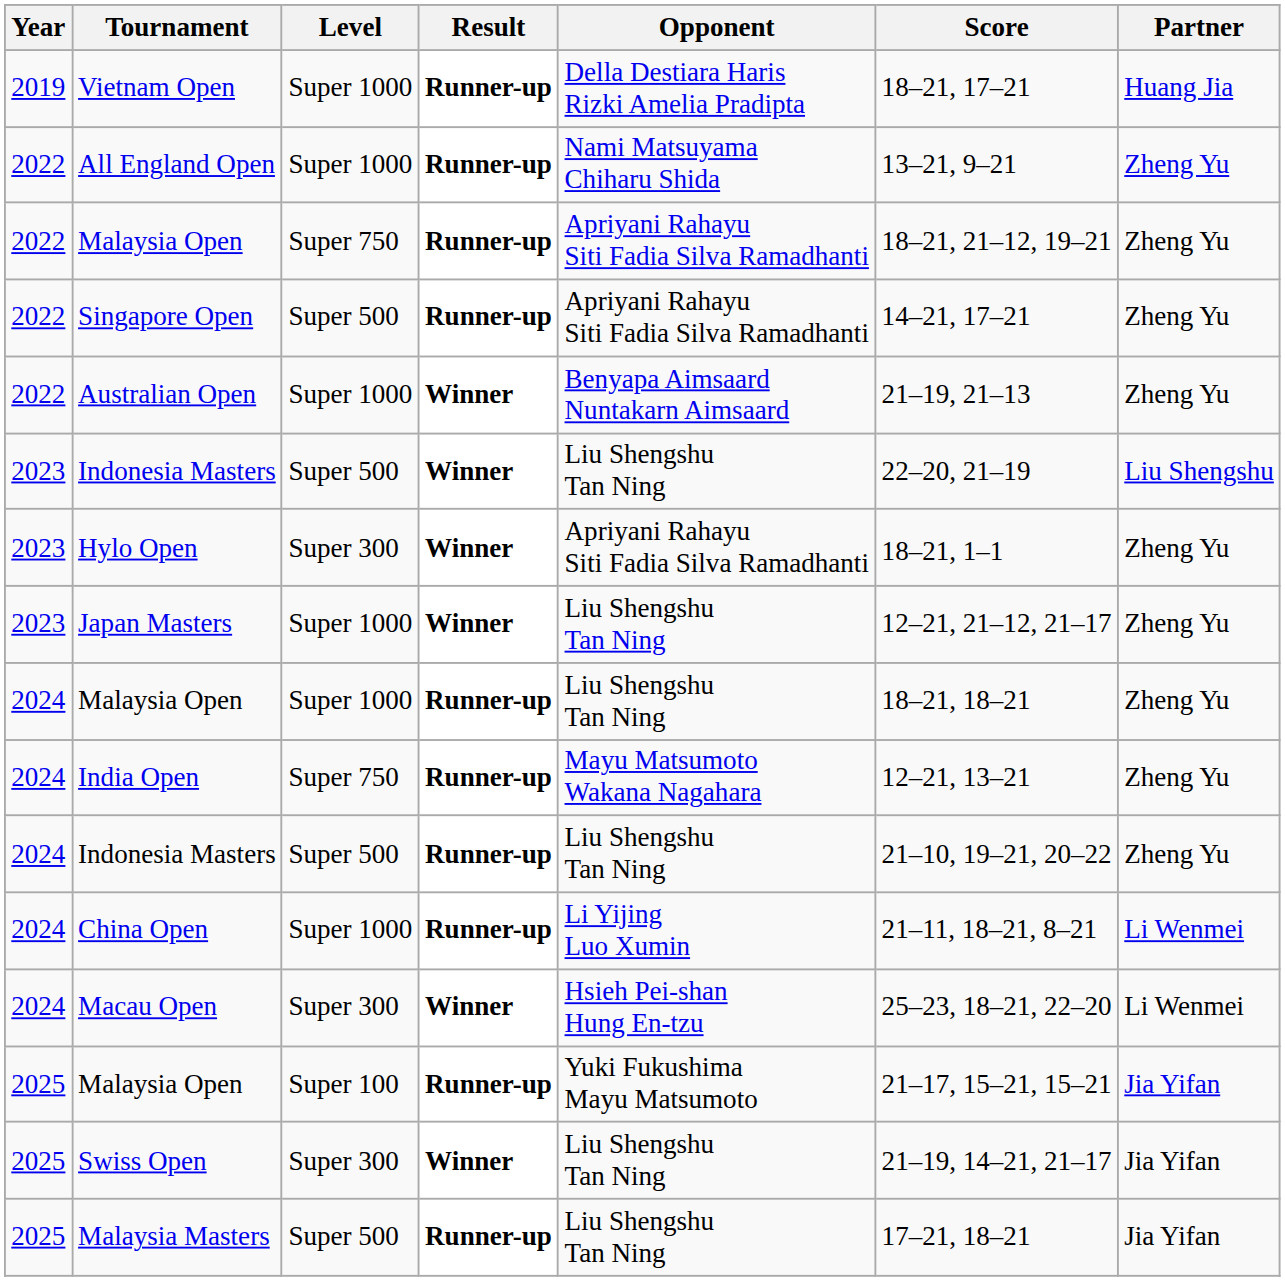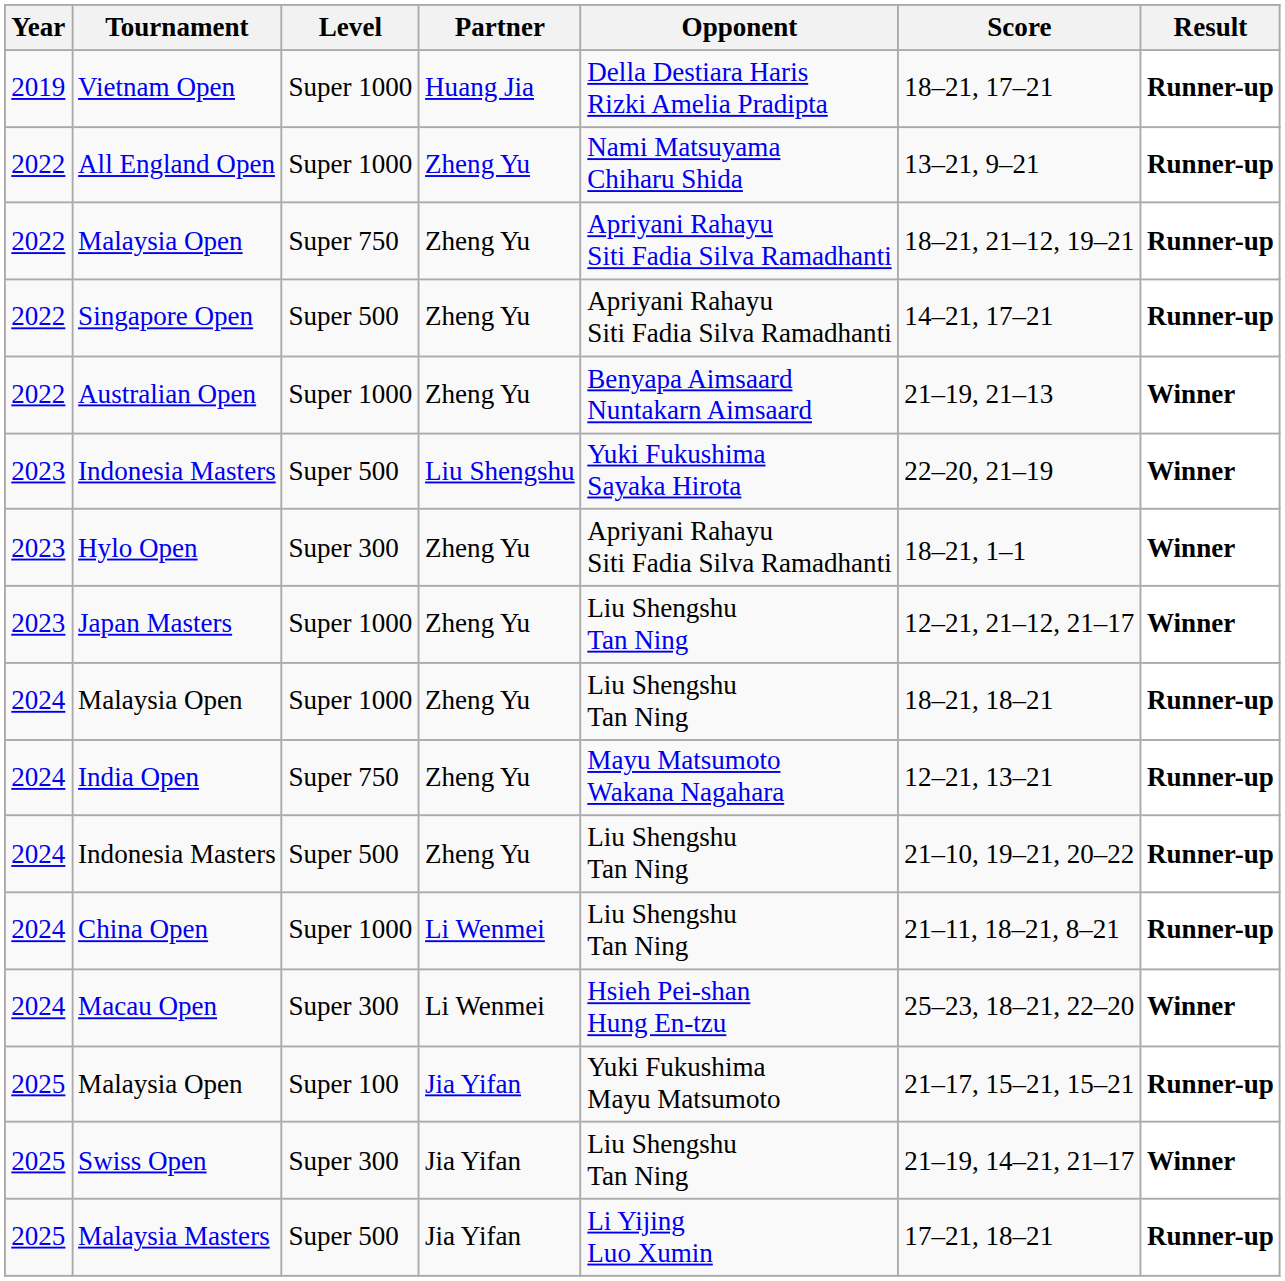columns swapped: (1199, 27) <-> (488, 27)
(639, 470) Liu Shengshu Tan Ning -> (676, 470) Yuki Fukushima Sayaka Hirota
(627, 930) Li Yijing Luo Xumin -> (662, 930) Liu Shengshu Tan Ning
(639, 1236) Liu Shengshu Tan Ning -> (650, 1236) Li Yijing Luo Xumin
